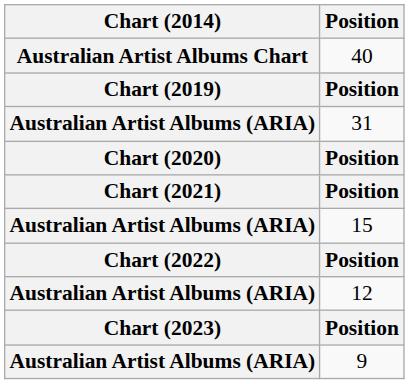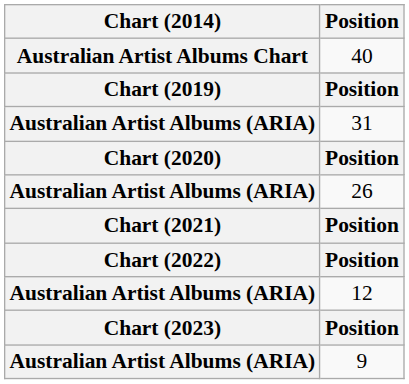+ row: (362, 191)
- row: (362, 225)
